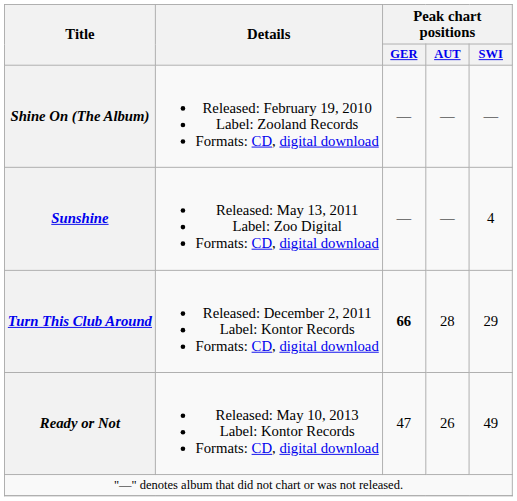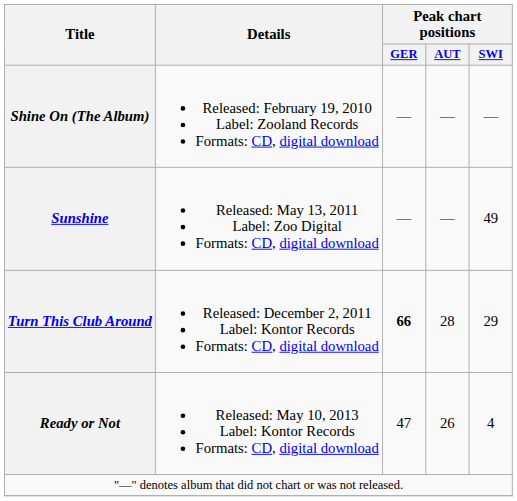(491, 218) 4 -> (491, 218) 49
(491, 423) 49 -> (491, 423) 4
